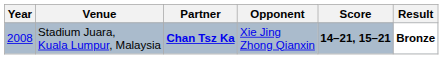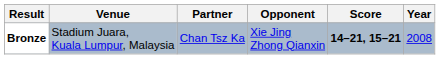columns swapped: (20, 14) <-> (416, 14)
(201, 38) bold -> (212, 38) normal
